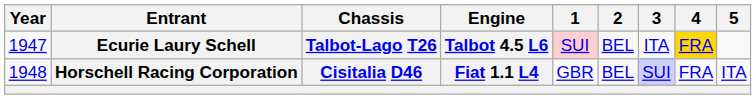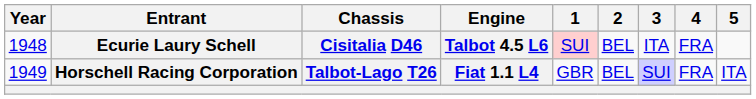(28, 45) 1947 -> (28, 45) 1948
(371, 45) Talbot-Lago T26 -> (371, 45) Cisitalia D46
(696, 45) gold background -> (696, 45) no background
(28, 72) 1948 -> (28, 72) 1949
(371, 72) Cisitalia D46 -> (371, 72) Talbot-Lago T26
